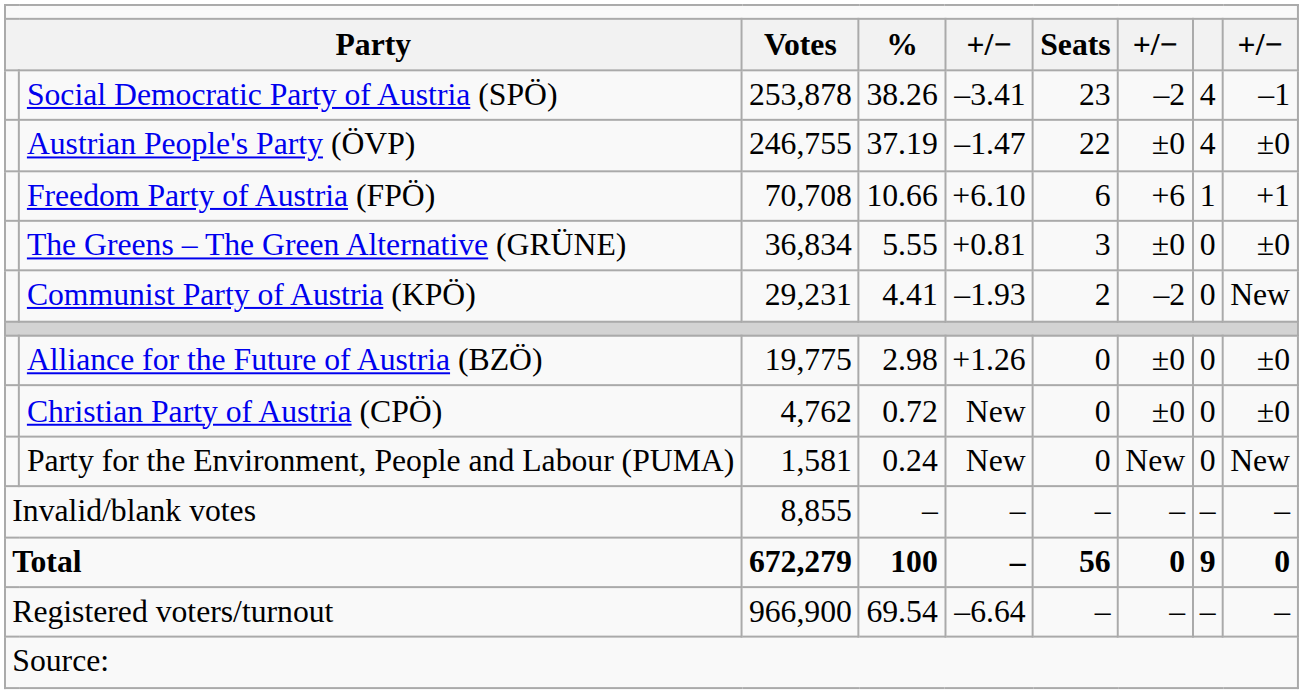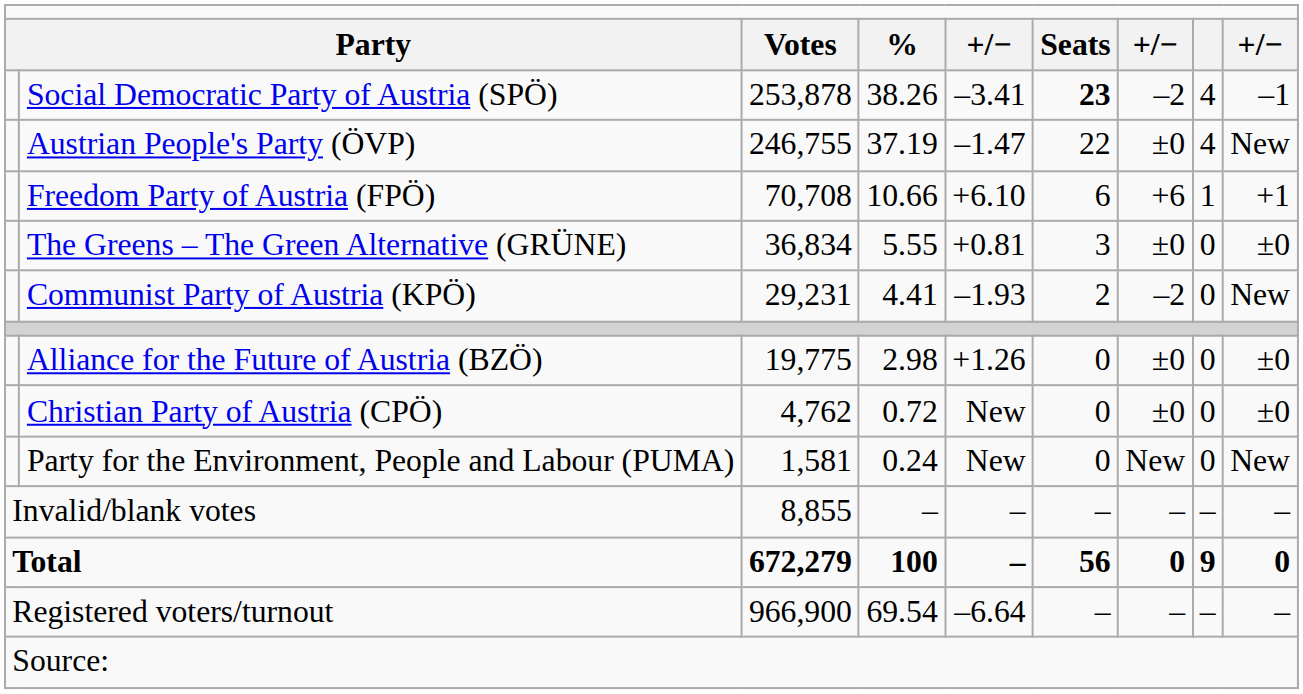(1095, 94) normal -> (1095, 94) bold
(1273, 144) ±0 -> (1260, 144) New
